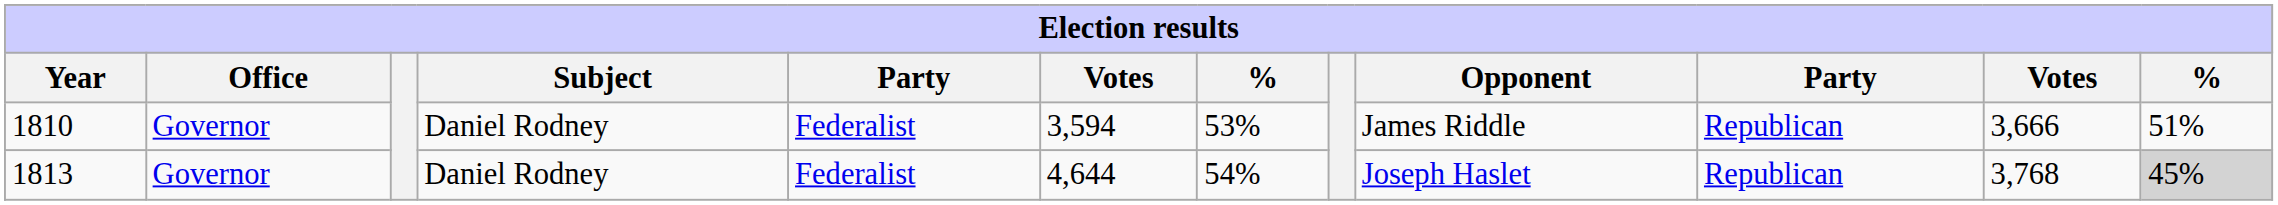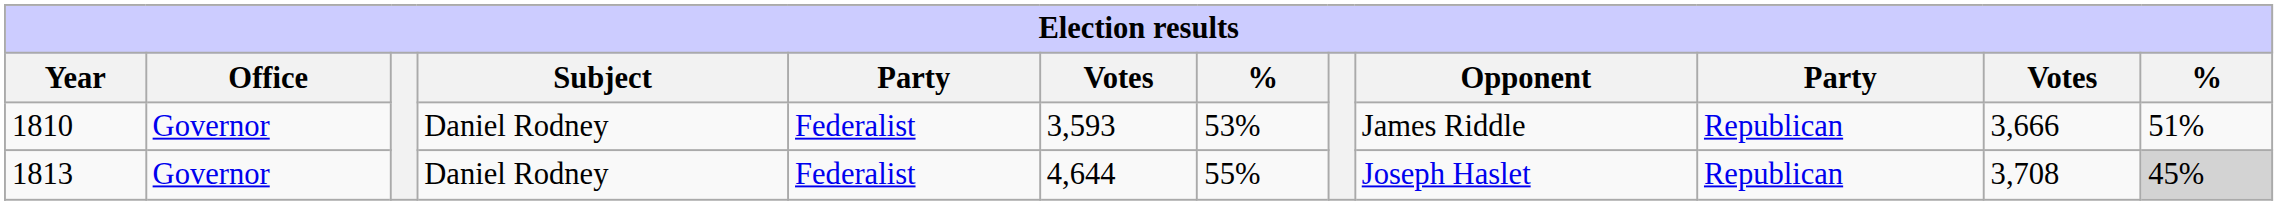(1081, 125) 3,594 -> (1081, 125) 3,593
(1232, 174) 54% -> (1232, 174) 55%
(2025, 174) 3,768 -> (2025, 174) 3,708
